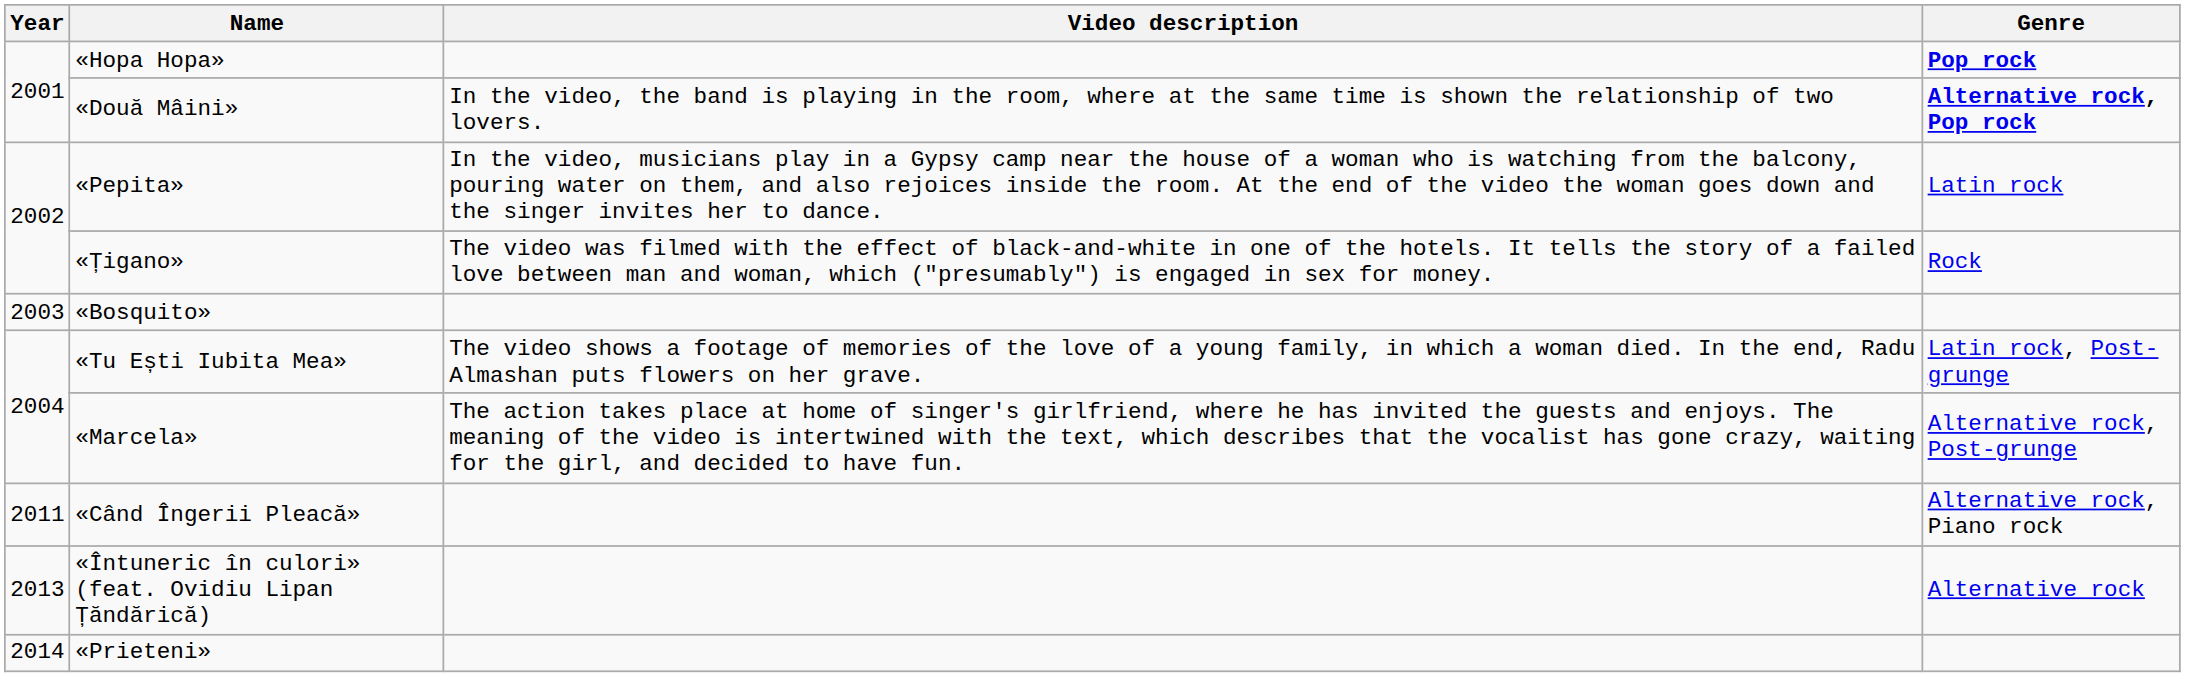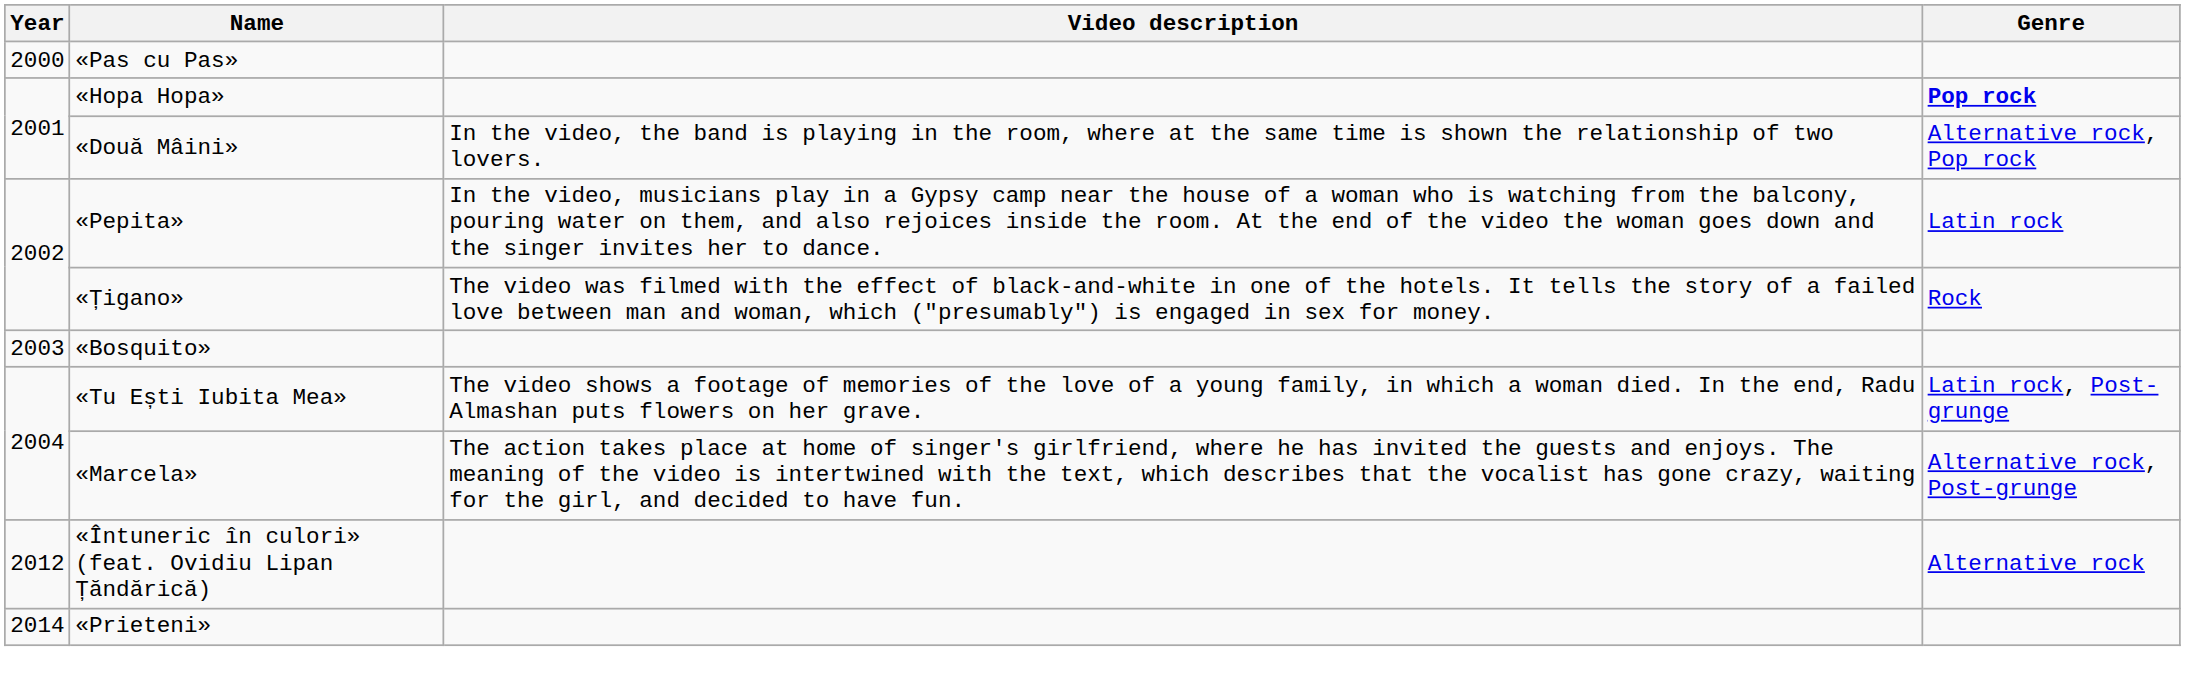+ row: (157, 60)
(2043, 110) bold -> (2043, 147) normal
- row: (218, 514)
(37, 590) 2013 -> (37, 564) 2012
